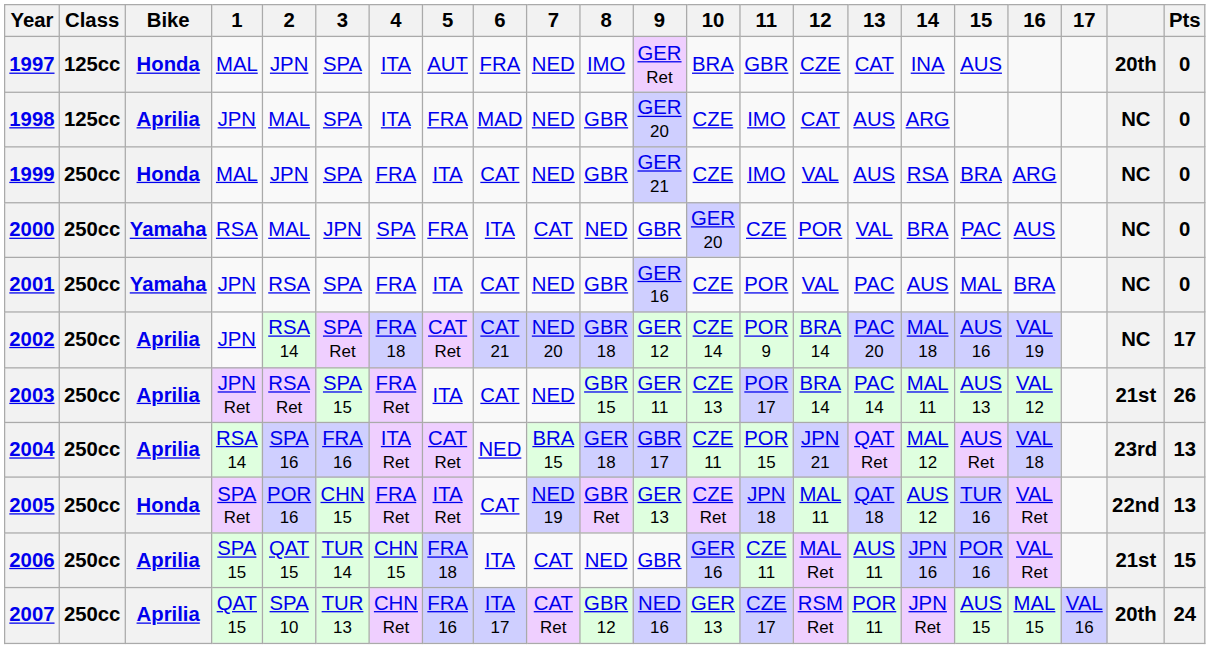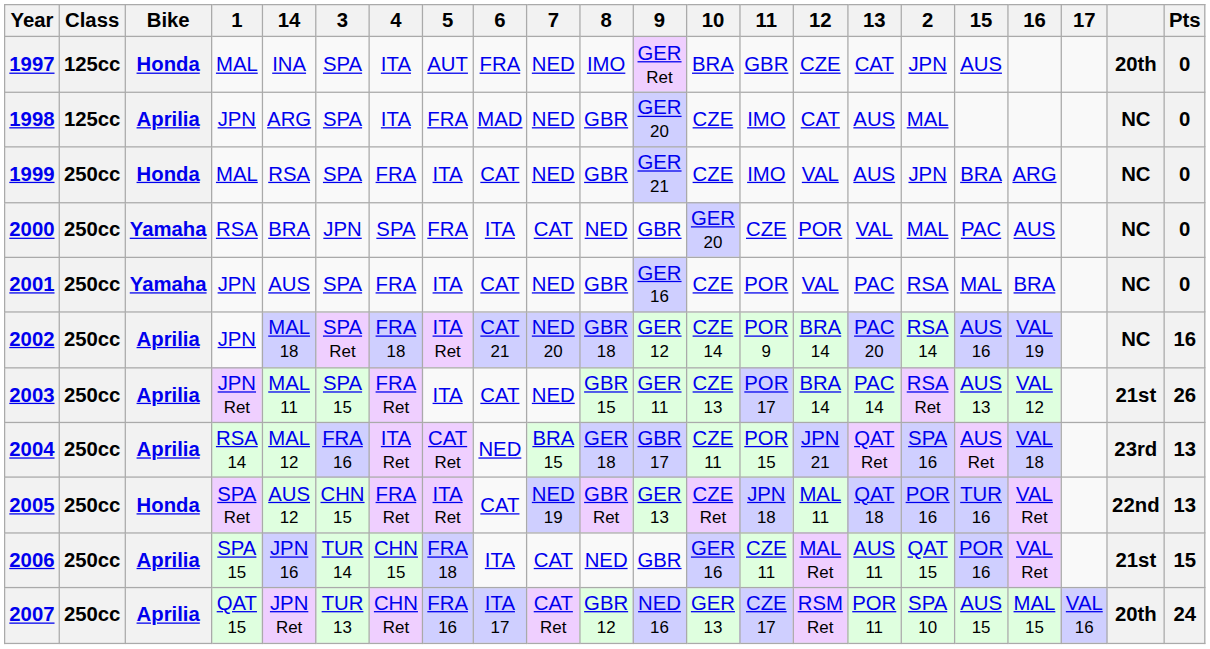columns swapped: (289, 20) <-> (928, 20)
(448, 339) CAT Ret -> (448, 339) ITA Ret
(1185, 339) 17 -> (1185, 339) 16
